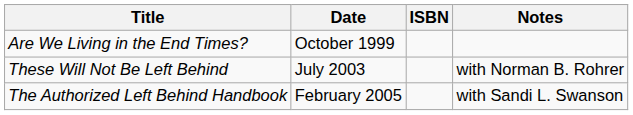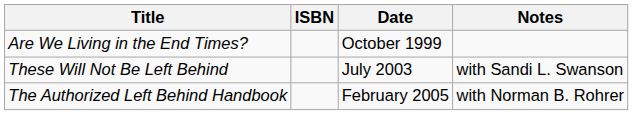columns swapped: (348, 17) <-> (429, 17)
(540, 69) with Norman B. Rohrer -> (540, 69) with Sandi L. Swanson
(540, 95) with Sandi L. Swanson -> (540, 95) with Norman B. Rohrer
